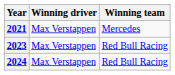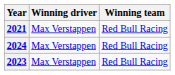(121, 28) Mercedes -> (135, 28) Red Bull Racing
rows swapped: (17, 45) <-> (17, 61)
